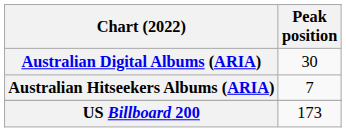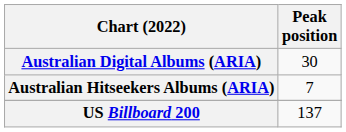(310, 113) 173 -> (310, 113) 137
